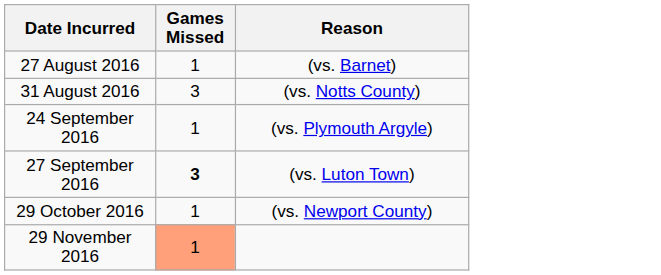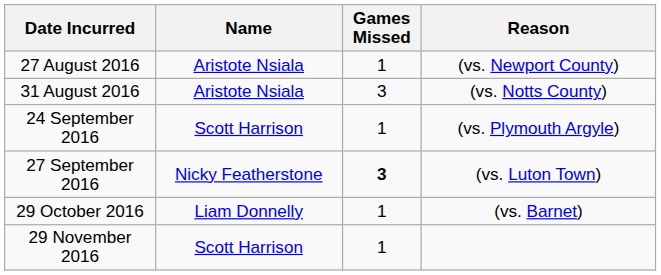+ column: (249, 28)
(352, 65) (vs. Barnet) -> (538, 65) (vs. Newport County)
(352, 211) (vs. Newport County) -> (538, 211) (vs. Barnet)
(195, 248) lightsalmon background -> (382, 248) no background
